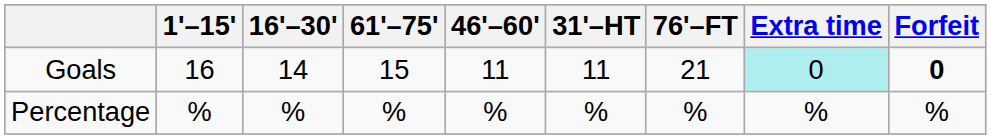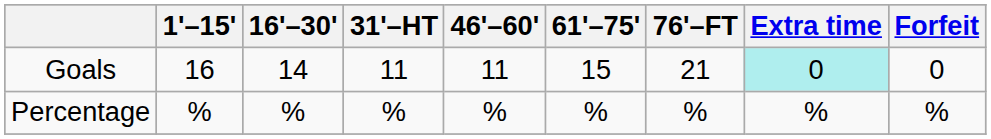columns swapped: (596, 26) <-> (394, 26)
(937, 69) bold -> (937, 69) normal
